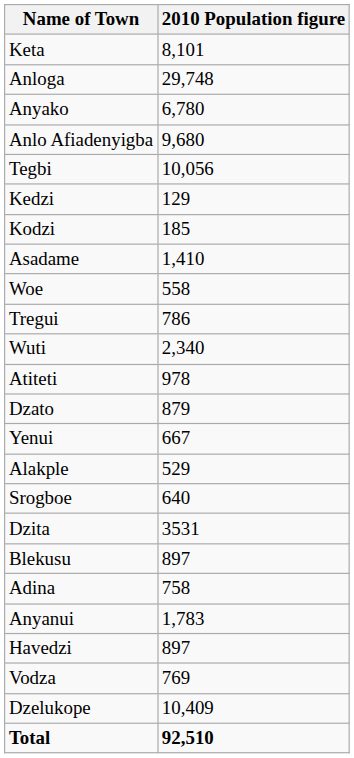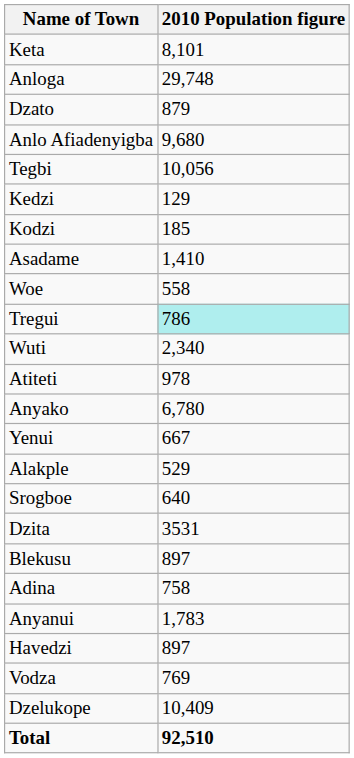rows swapped: (39, 109) <-> (31, 408)
(176, 318) no background -> (176, 318) paleturquoise background
